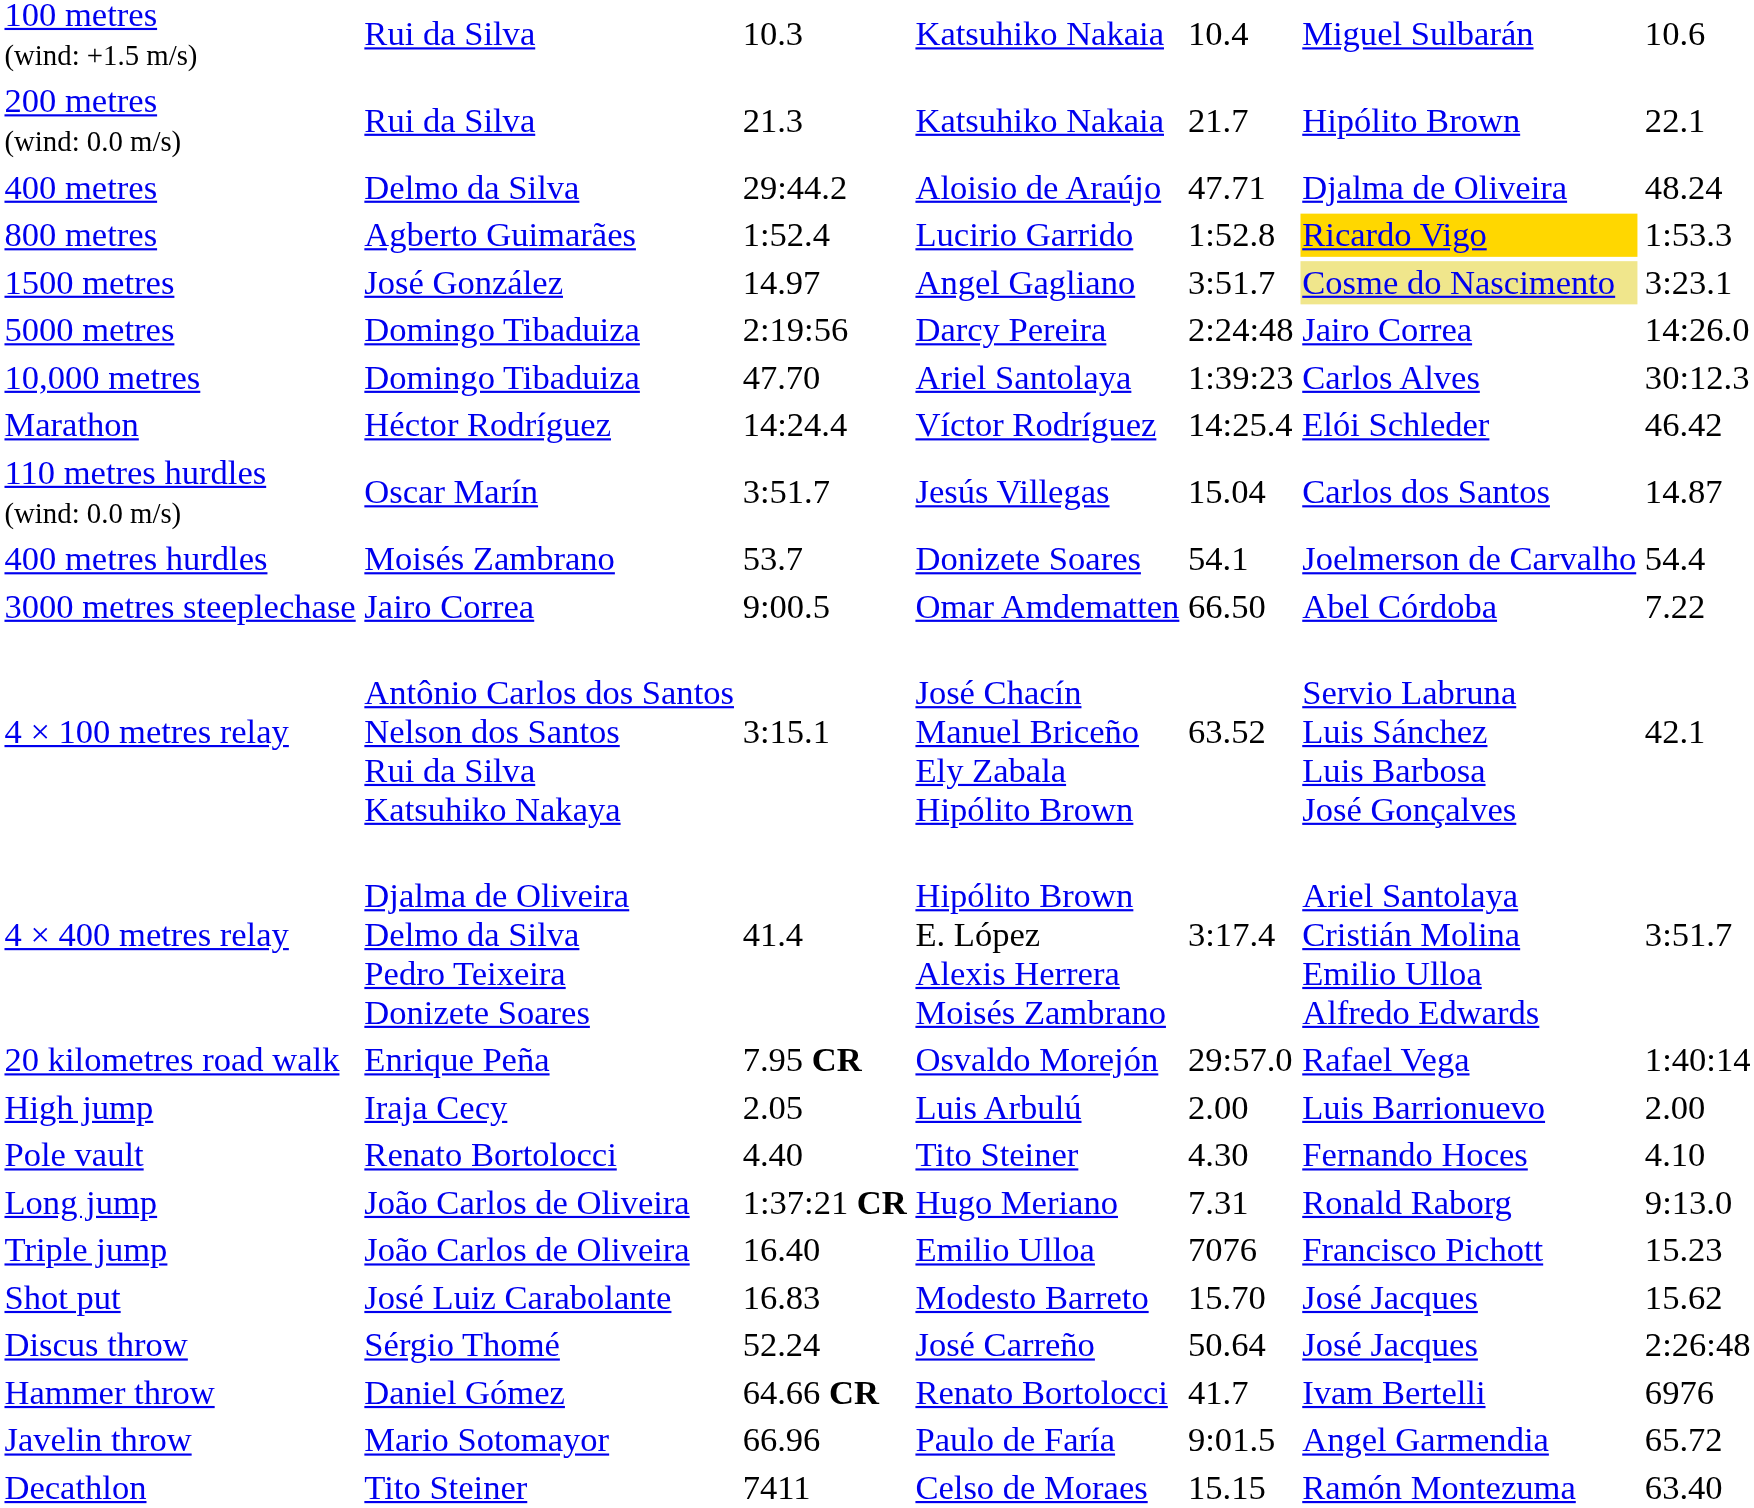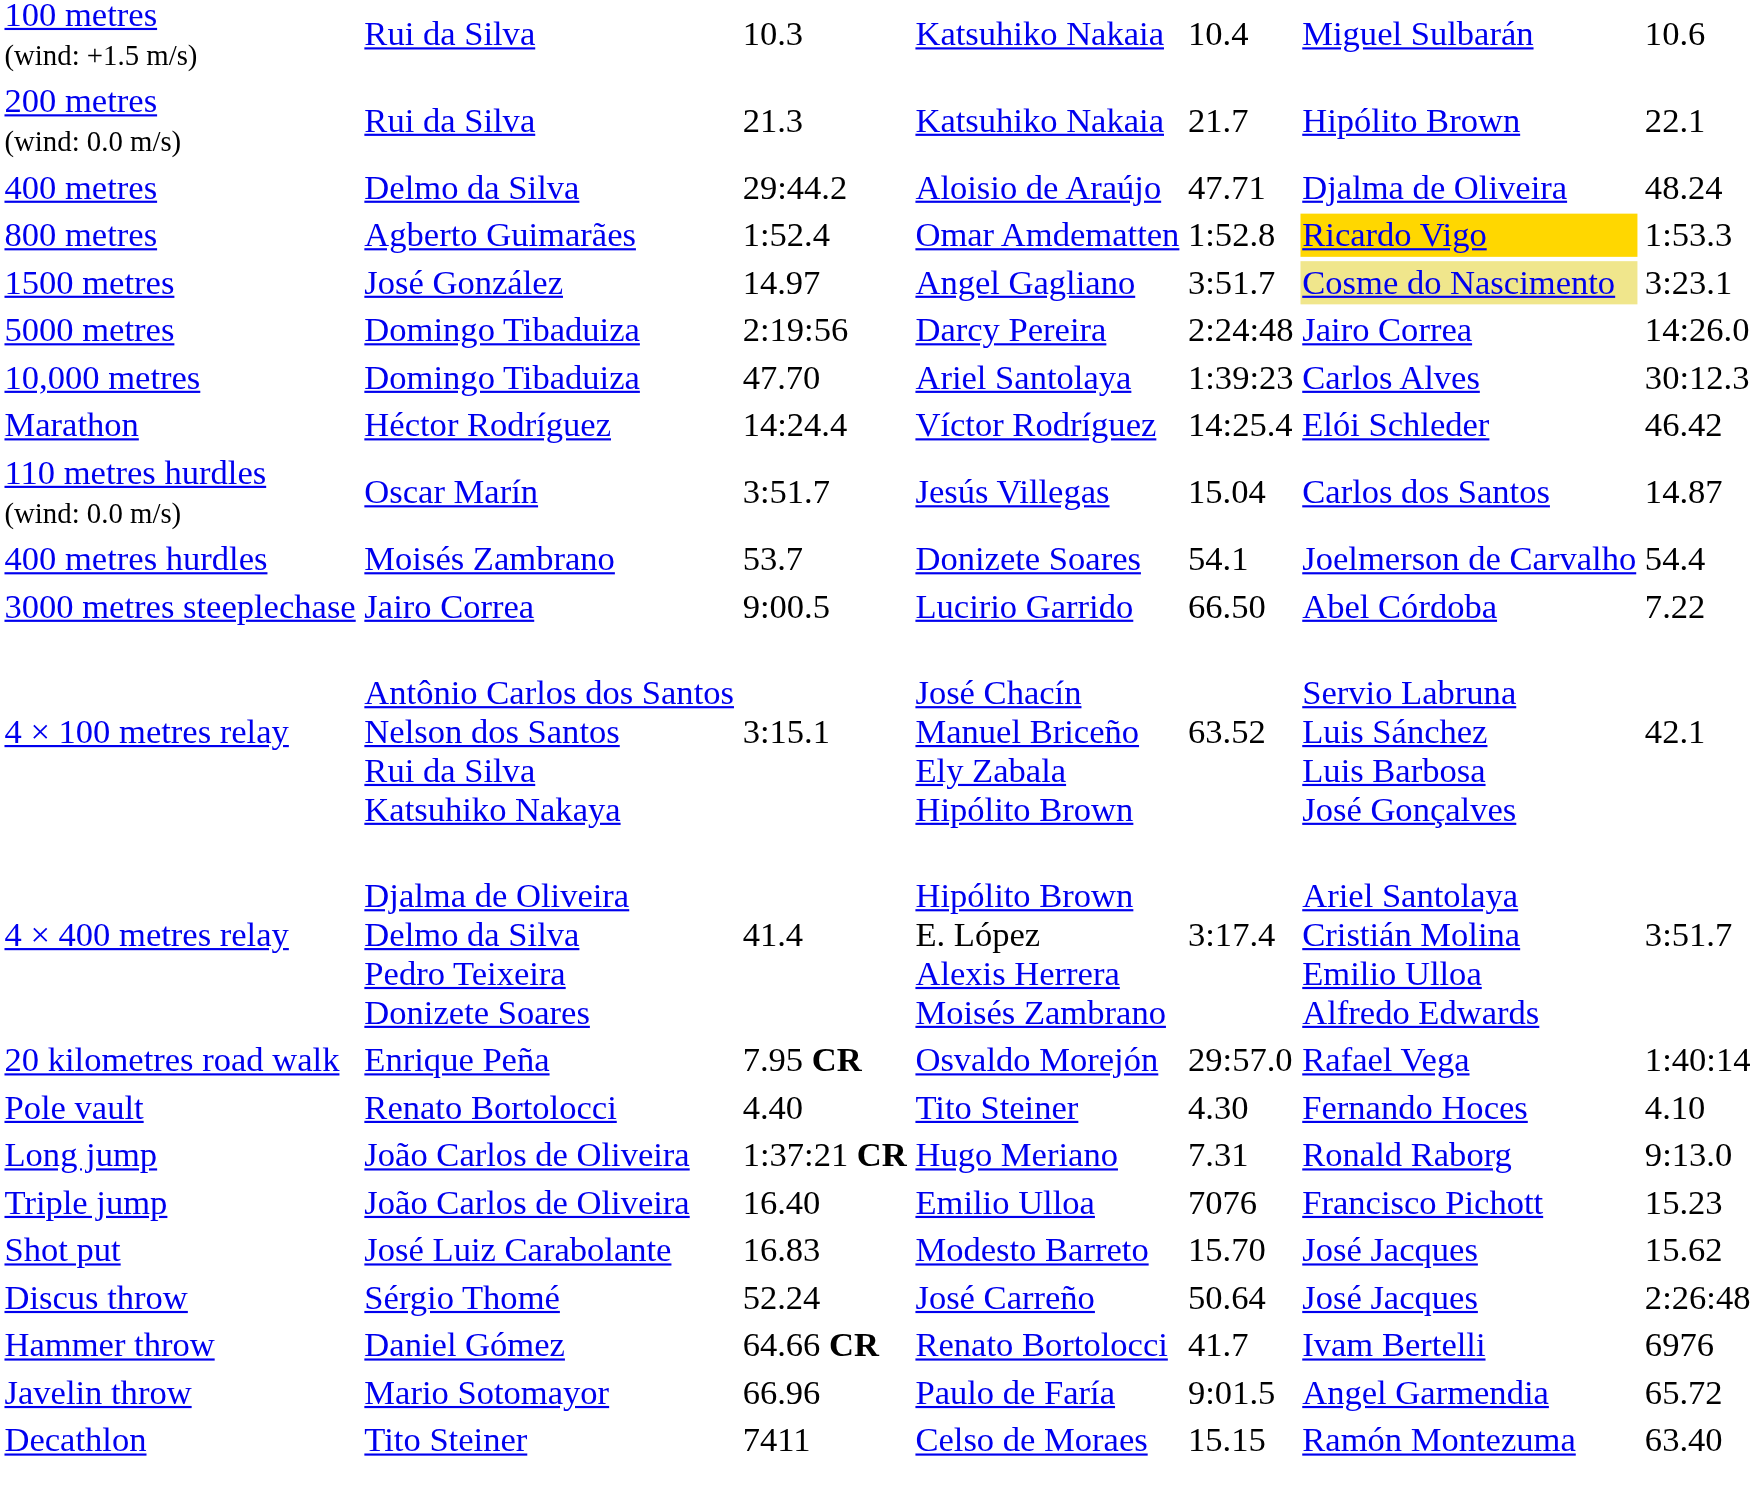(1024, 234) Lucirio Garrido -> (1047, 234) Omar Amdematten
(1047, 606) Omar Amdematten -> (1024, 606) Lucirio Garrido
- row: (79, 1107)
